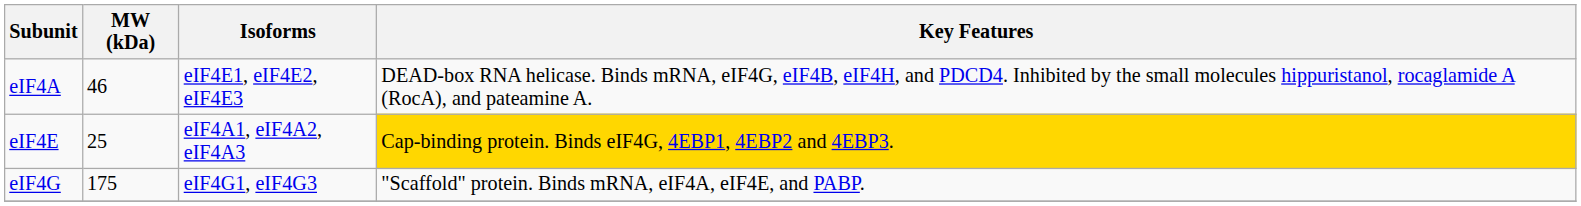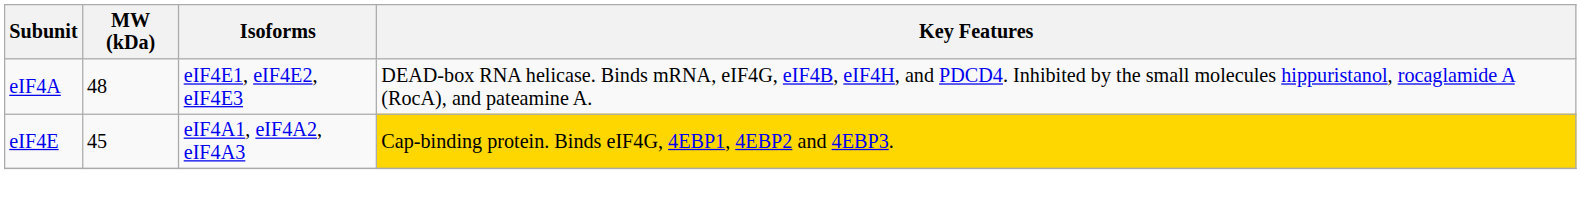(97, 86) 46 -> (97, 86) 48
(97, 141) 25 -> (97, 141) 45
- row: (35, 184)
